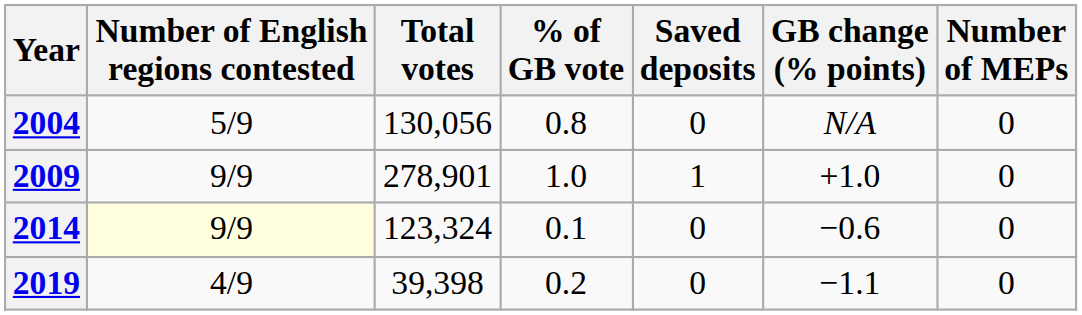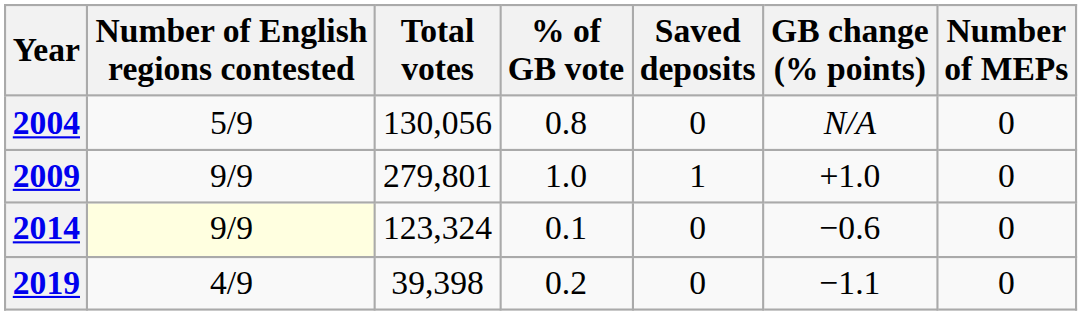(438, 175) 278,901 -> (438, 175) 279,801
